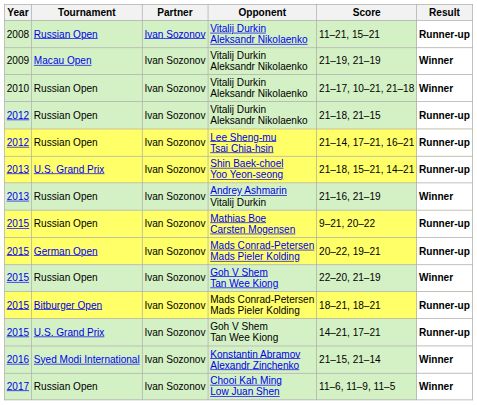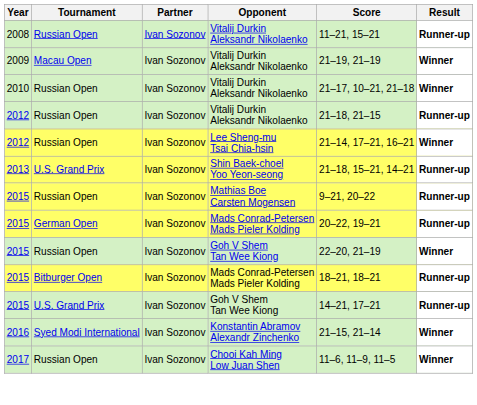(444, 143) Runner-up -> (436, 143) Winner
- row: (18, 197)
